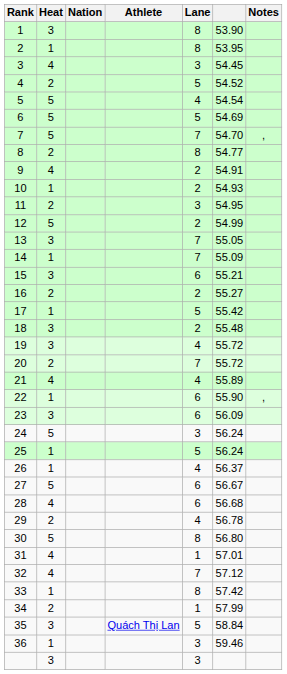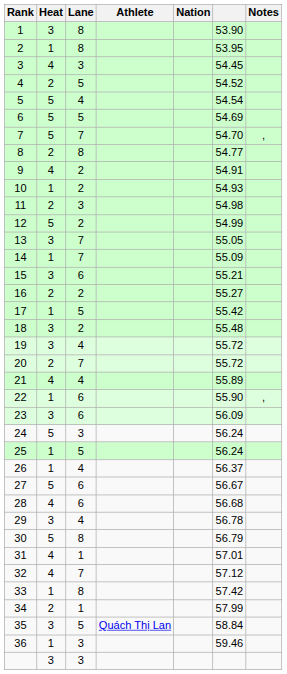columns swapped: (198, 13) <-> (85, 13)
(229, 205) 54.95 -> (229, 205) 54.98
(51, 521) 2 -> (51, 521) 3
(229, 538) 56.80 -> (229, 538) 56.79
